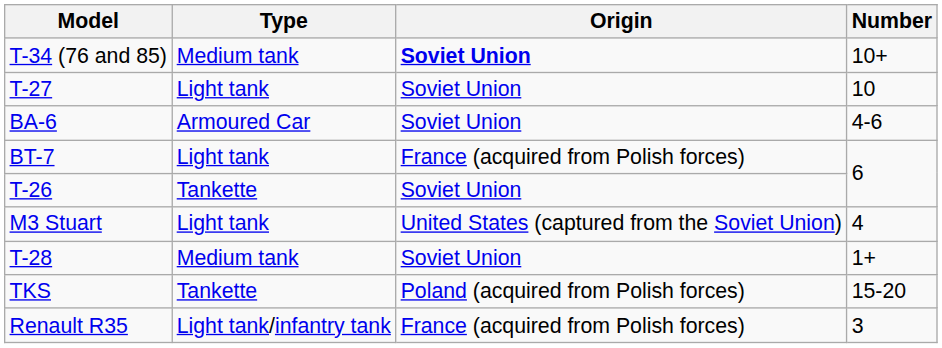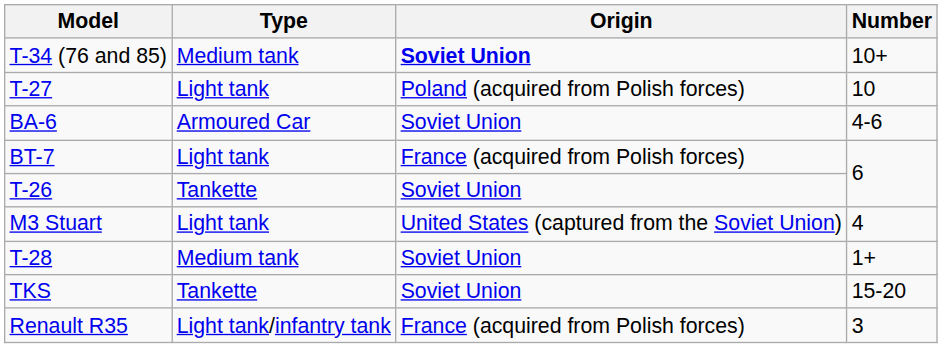(461, 88) Soviet Union -> (573, 88) Poland (acquired from Polish forces)
(573, 291) Poland (acquired from Polish forces) -> (461, 291) Soviet Union
